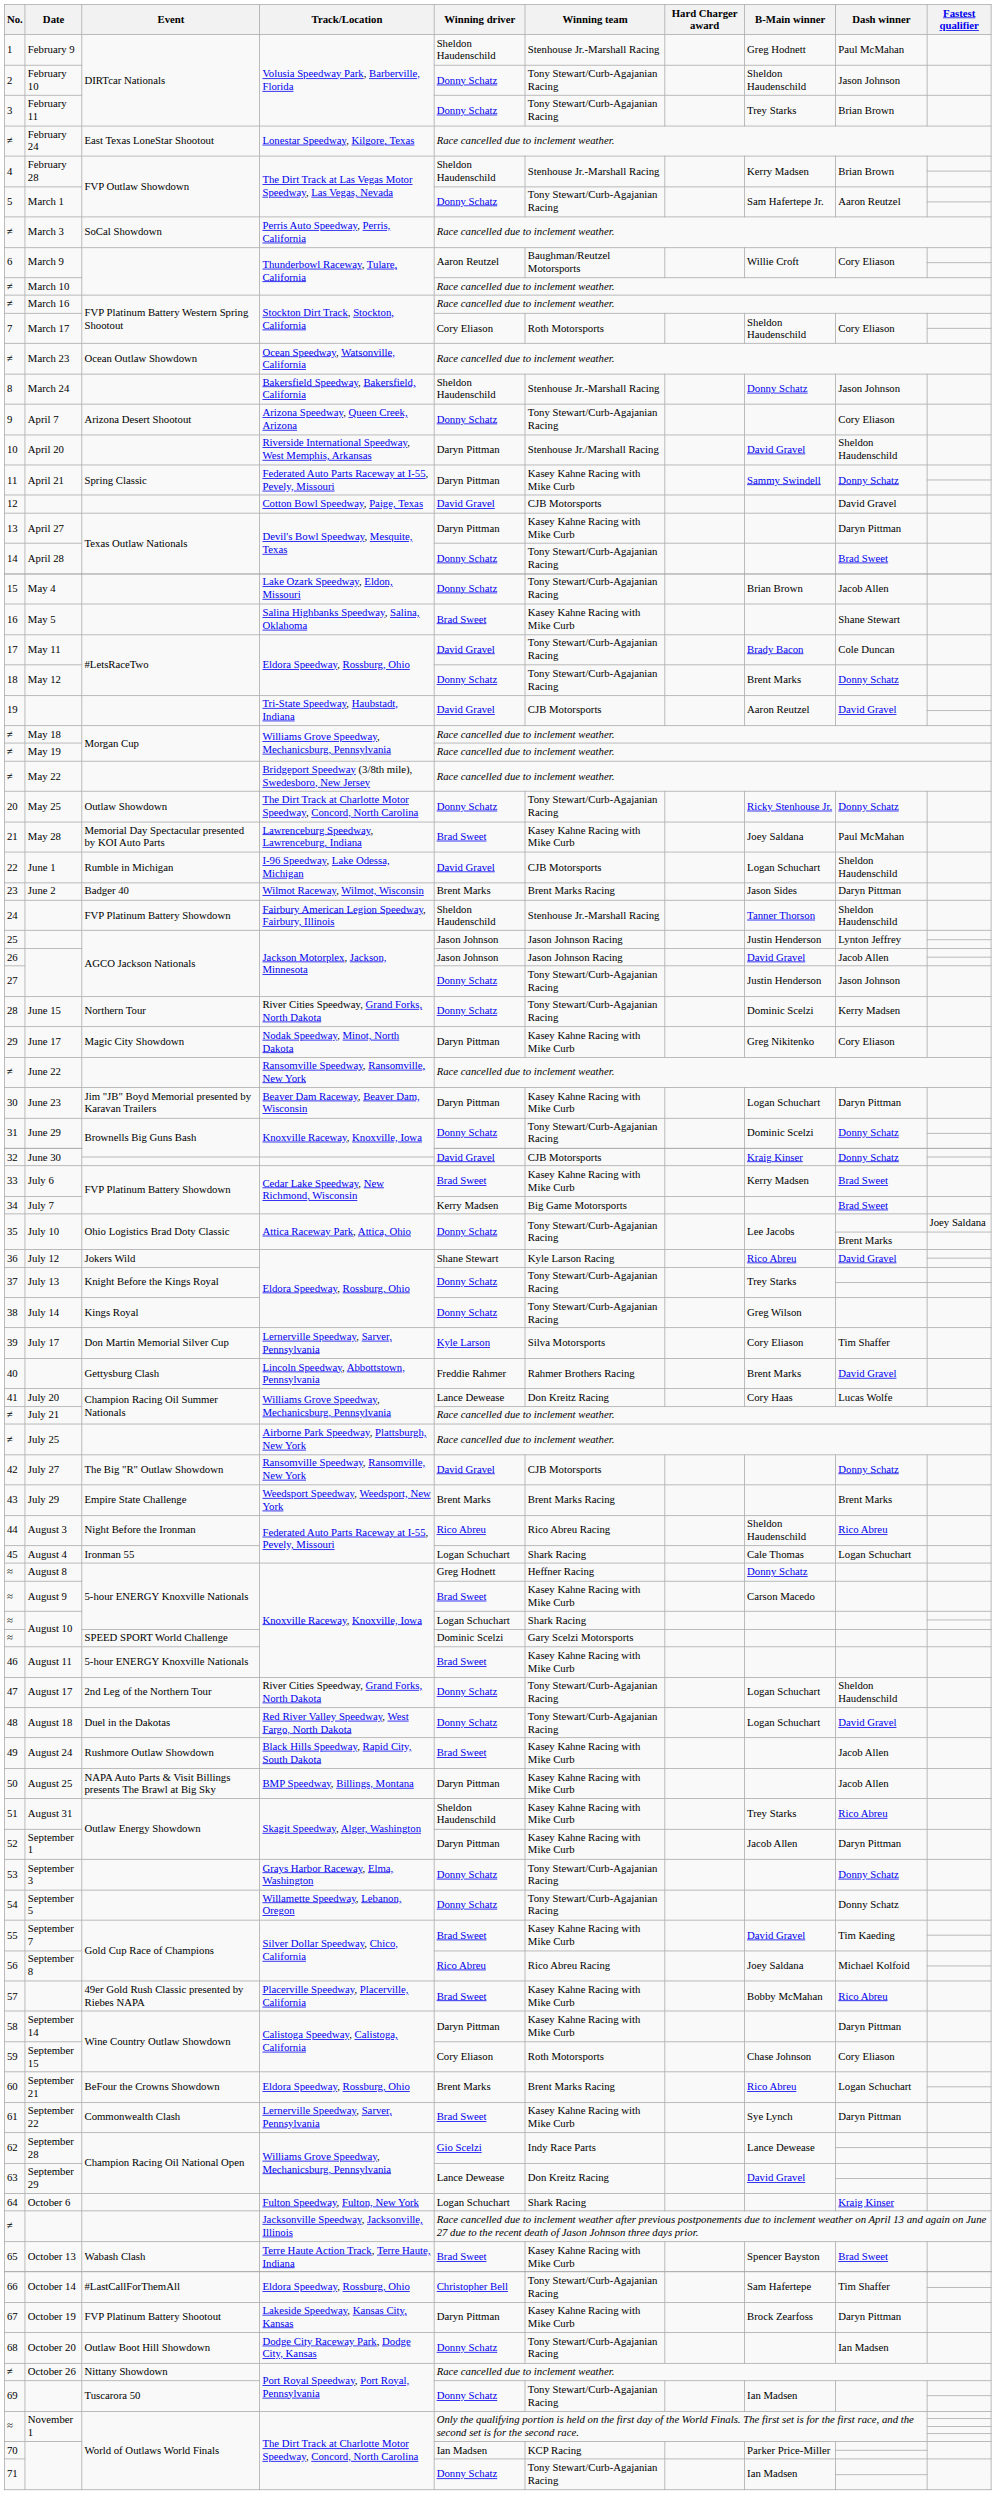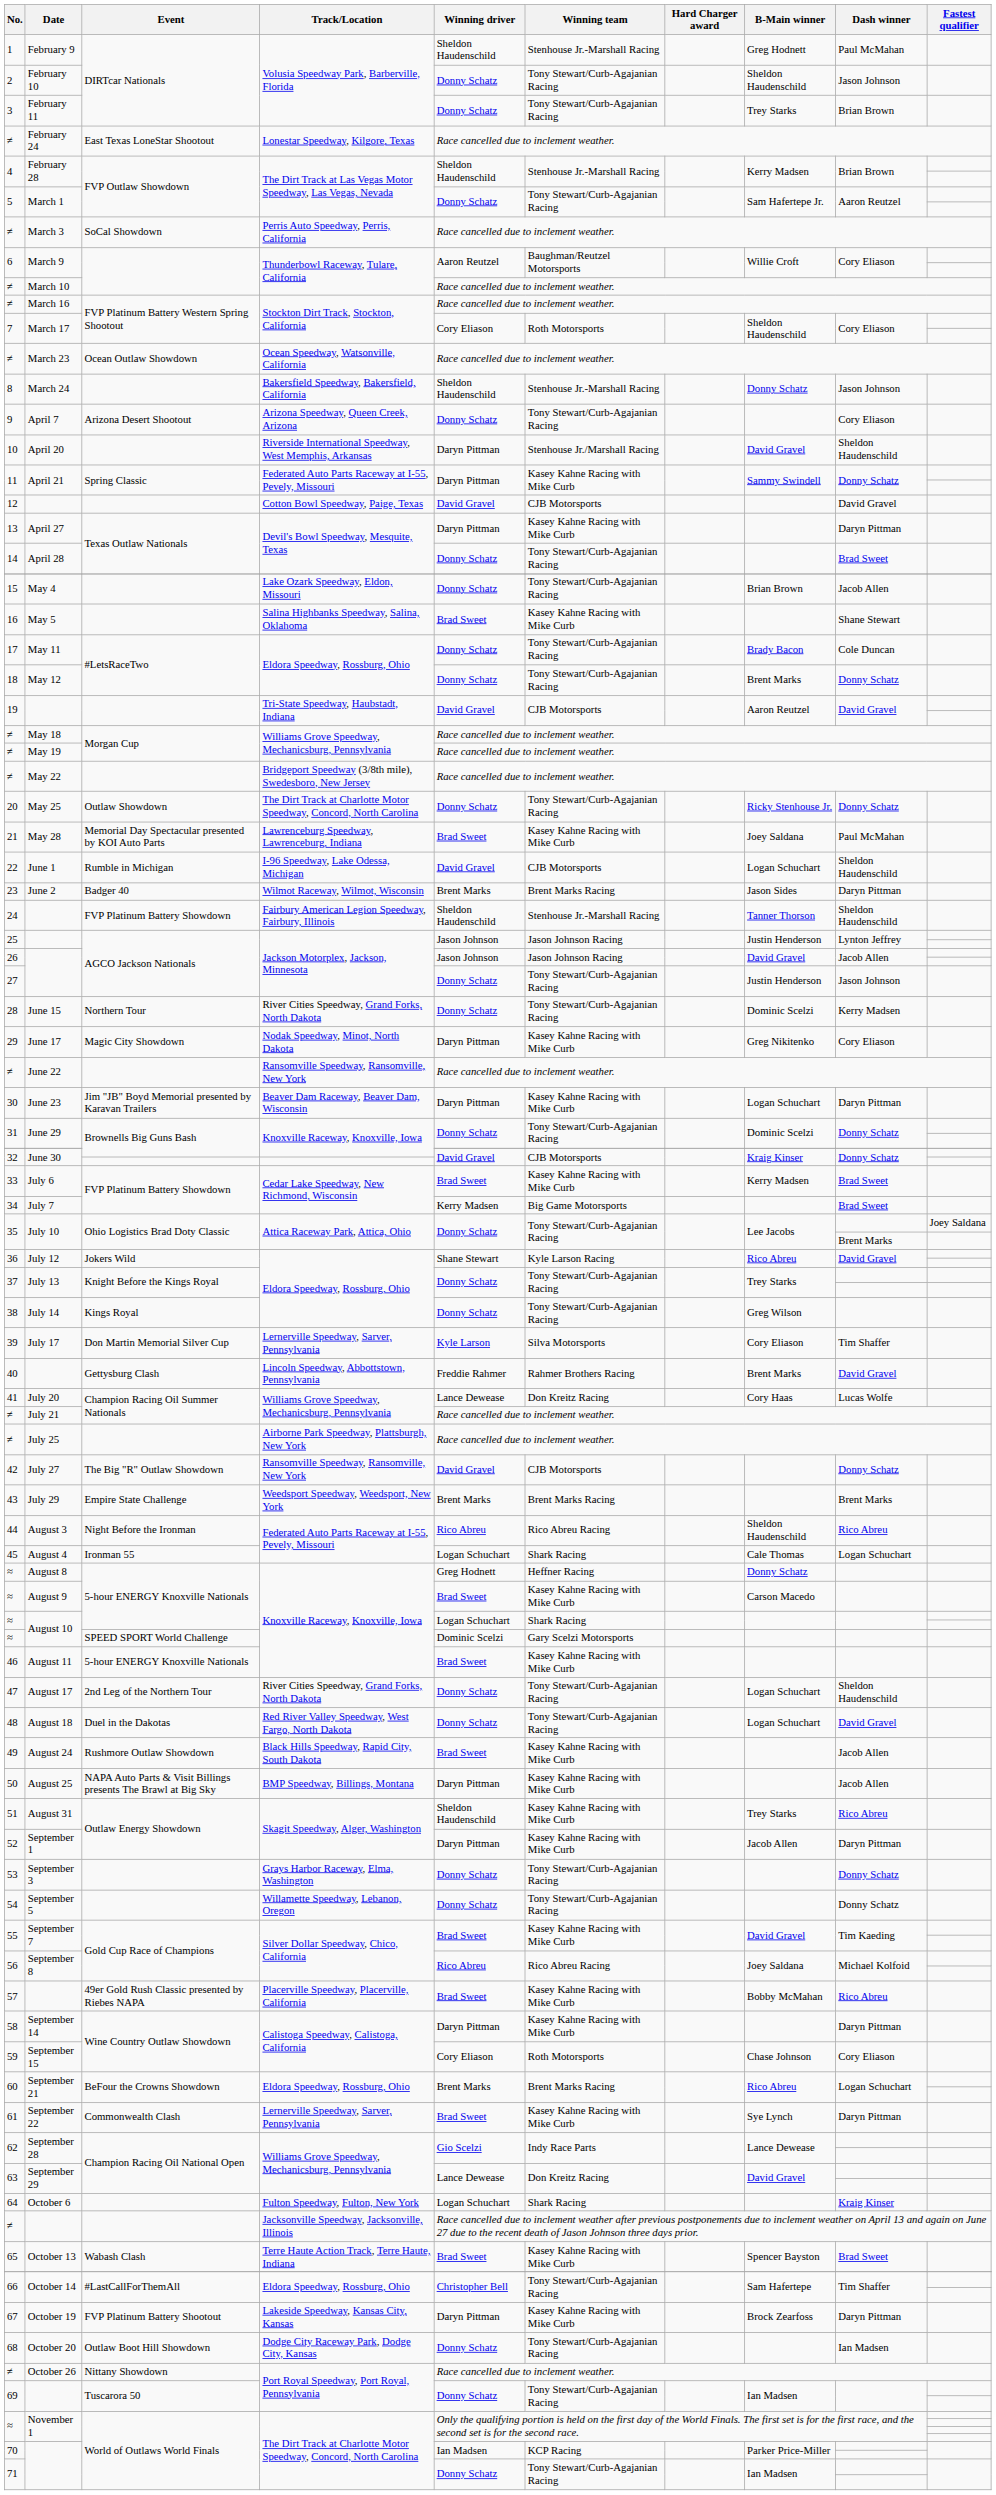(466, 649) David Gravel -> (467, 649) Donny Schatz
